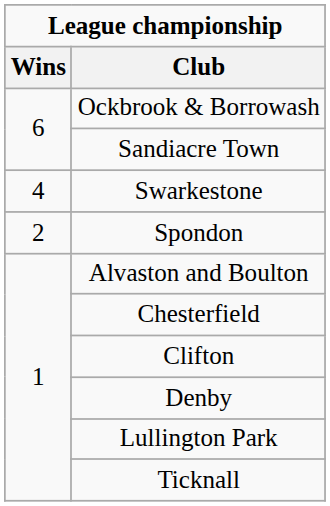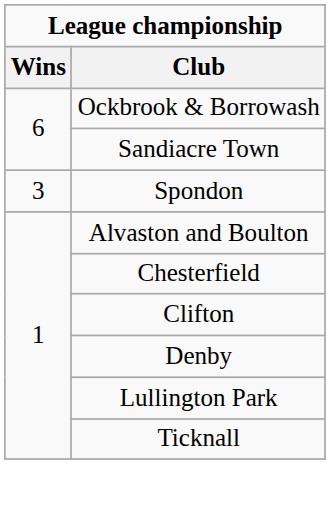- row: (199, 190)
(38, 232) 2 -> (38, 190) 3
